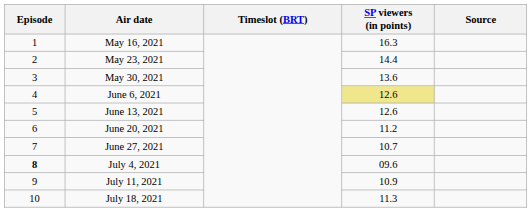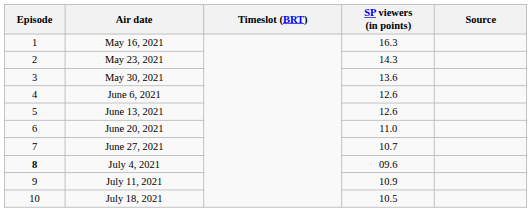(388, 60) 14.4 -> (388, 60) 14.3
(388, 94) khaki background -> (388, 94) no background
(388, 129) 11.2 -> (388, 129) 11.0
(388, 198) 11.3 -> (388, 198) 10.5
